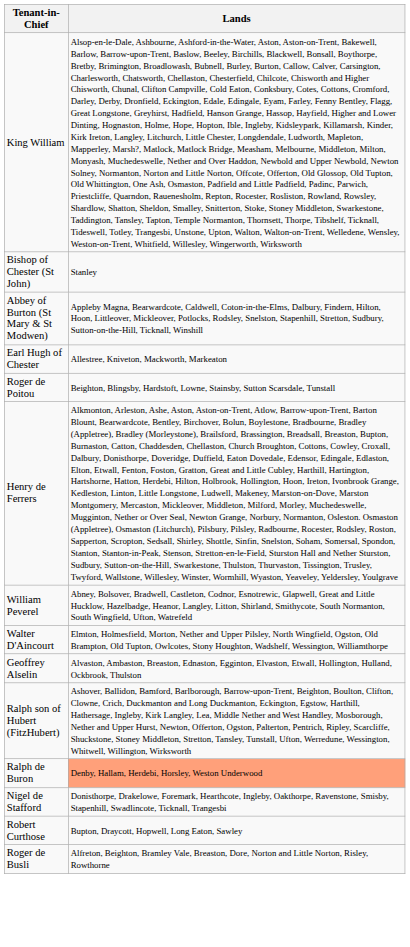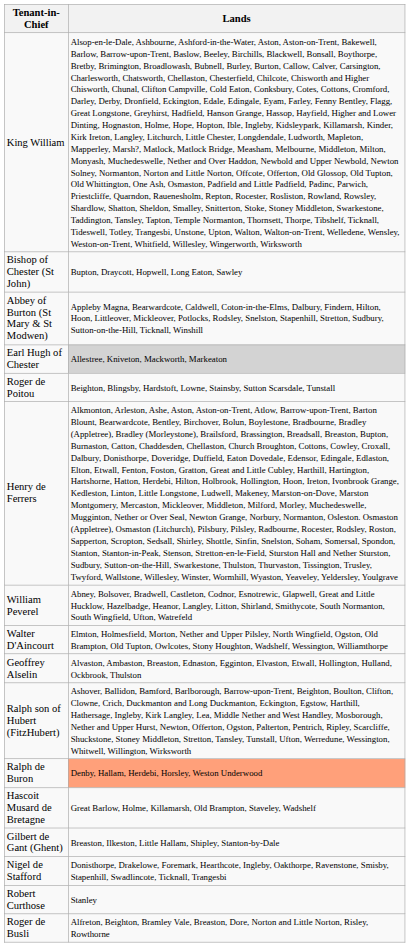(84, 272) Stanley -> (157, 272) Bupton, Draycott, Hopwell, Long Eaton, Sawley
(149, 359) no background -> (149, 359) lightgrey background
+ row: (29, 807)
+ row: (35, 842)
(157, 831) Bupton, Draycott, Hopwell, Long Eaton, Sawley -> (84, 900) Stanley
